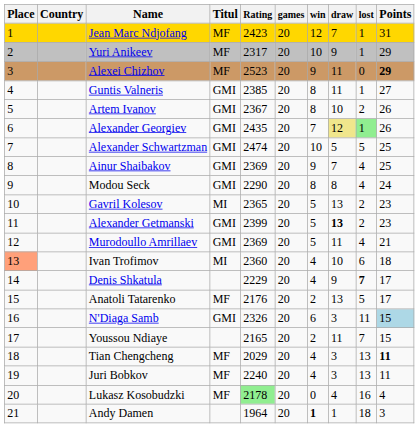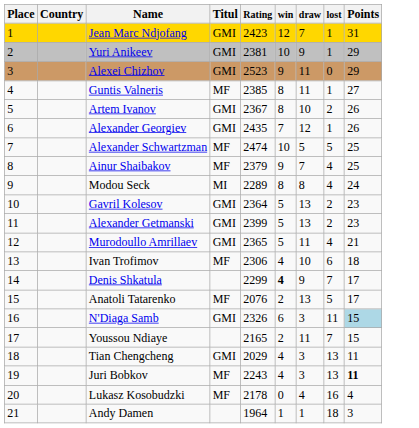- column: (291, 14)
(221, 33) MF -> (224, 33) GMI
(221, 52) MF -> (224, 52) GMI
(255, 52) 2317 -> (255, 52) 2381
(221, 71) MF -> (224, 71) GMI
(385, 71) bold -> (353, 71) normal
(224, 90) GMI -> (221, 90) MF
(337, 128) khaki background -> (305, 128) no background
(362, 128) lightgreen background -> (330, 128) no background
(224, 147) GMI -> (221, 147) MF
(224, 166) GMI -> (221, 166) MF
(255, 166) 2369 -> (255, 166) 2379
(224, 185) GMI -> (220, 185) MI
(255, 185) 2290 -> (255, 185) 2289
(220, 204) MI -> (224, 204) GMI
(255, 204) 2365 -> (255, 204) 2364
(337, 223) bold -> (305, 223) normal
(255, 242) 2369 -> (255, 242) 2365
(13, 261) lightsalmon background -> (13, 261) no background
(220, 261) MI -> (221, 261) MF
(255, 261) 2360 -> (255, 261) 2306
(255, 280) 2229 -> (255, 280) 2299
(313, 280) normal -> (281, 280) bold
(362, 280) bold -> (330, 280) normal
(255, 299) 2176 -> (255, 299) 2076
(221, 356) MF -> (224, 356) GMI
(385, 356) bold -> (353, 356) normal
(255, 375) 2240 -> (255, 375) 2243
(385, 375) normal -> (353, 375) bold
(255, 394) lightgreen background -> (255, 394) no background
(313, 413) bold -> (281, 413) normal
